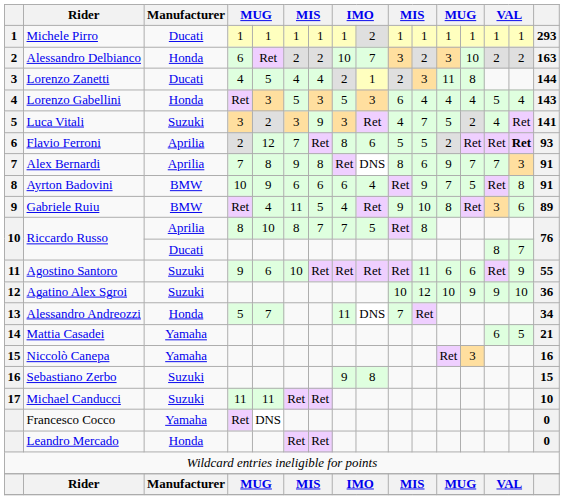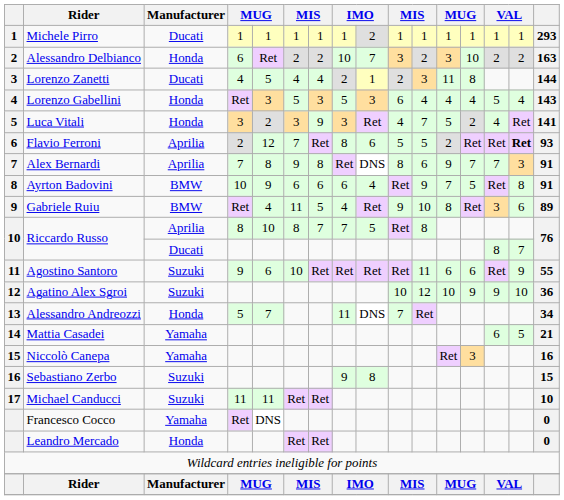(186, 121) Suzuki -> (186, 121) Honda
